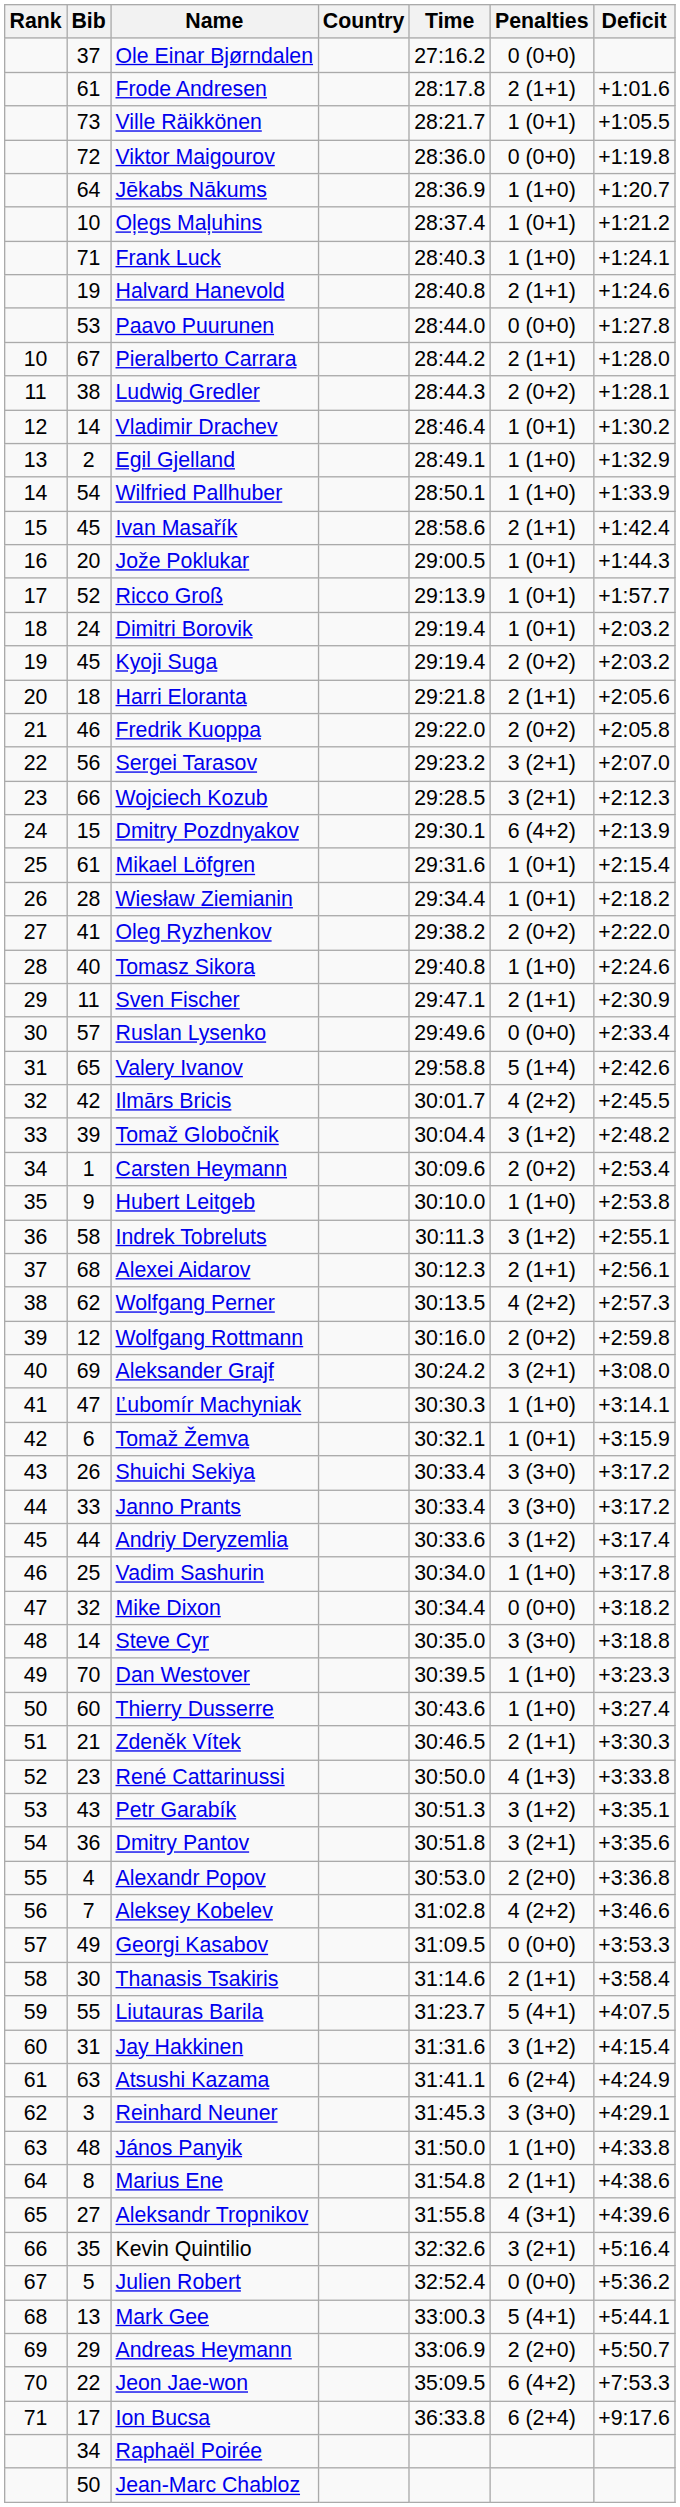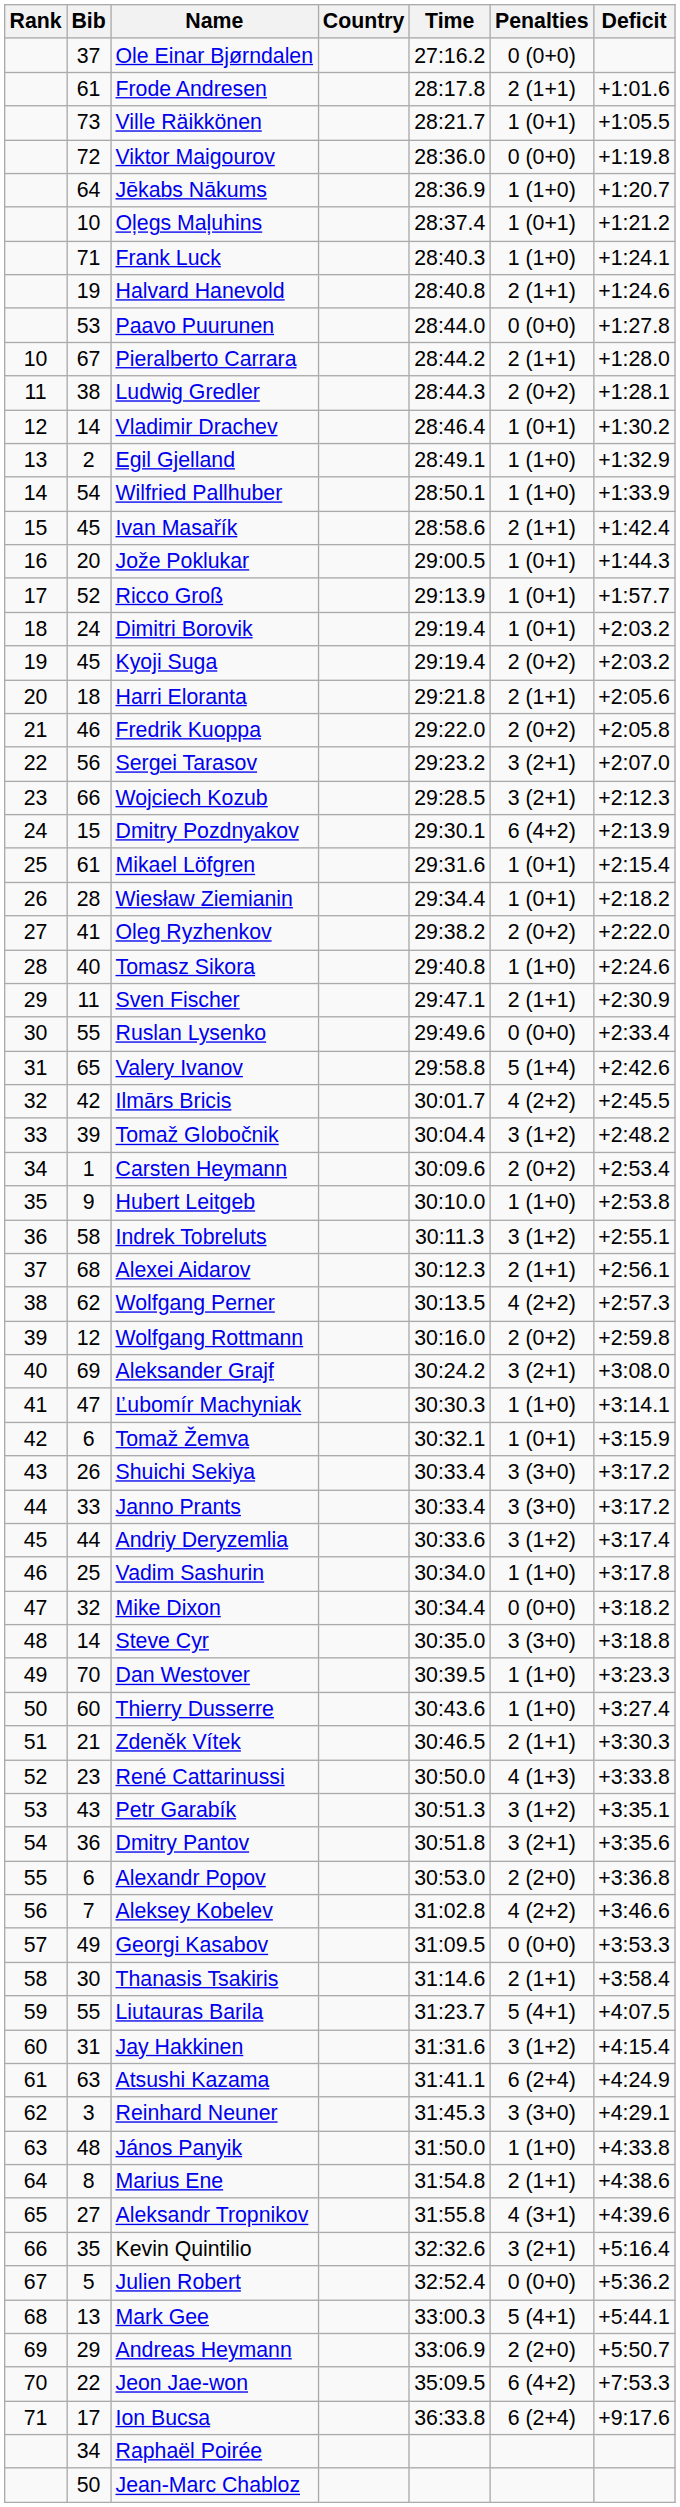(89, 1033) 57 -> (89, 1033) 55
(89, 1877) 4 -> (89, 1877) 6
